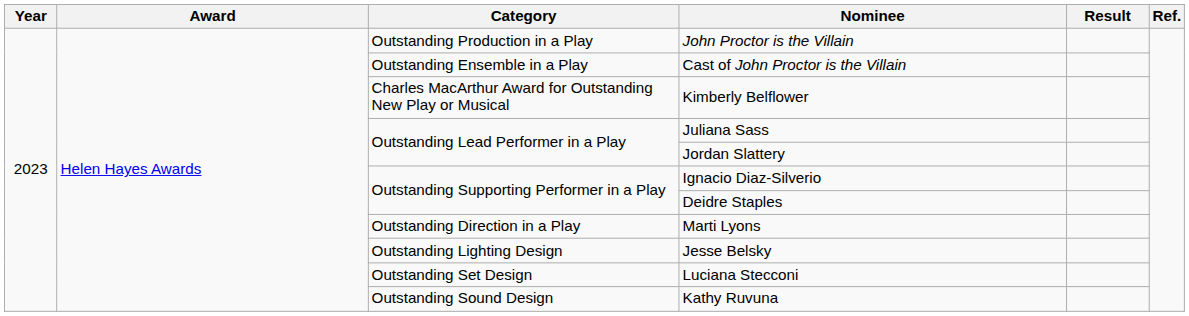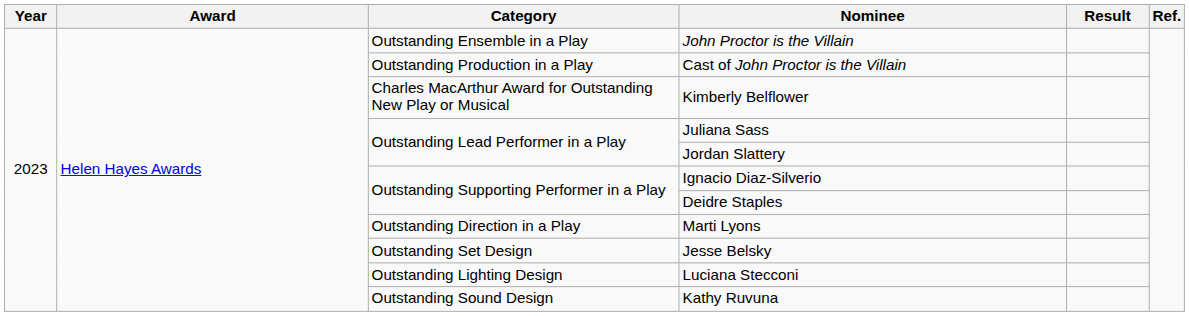(482, 40) Outstanding Production in a Play -> (480, 40) Outstanding Ensemble in a Play
(480, 64) Outstanding Ensemble in a Play -> (482, 64) Outstanding Production in a Play
(467, 250) Outstanding Lighting Design -> (452, 250) Outstanding Set Design
(452, 274) Outstanding Set Design -> (467, 274) Outstanding Lighting Design
